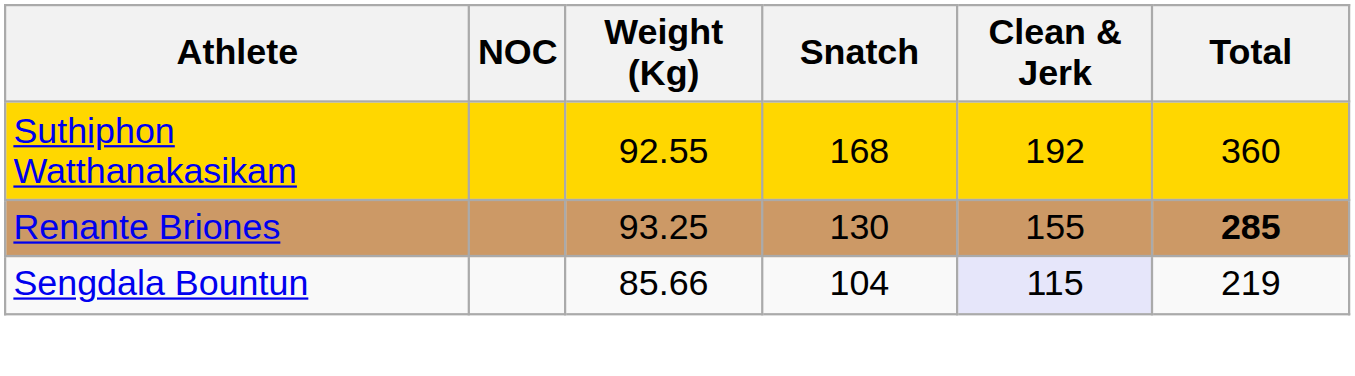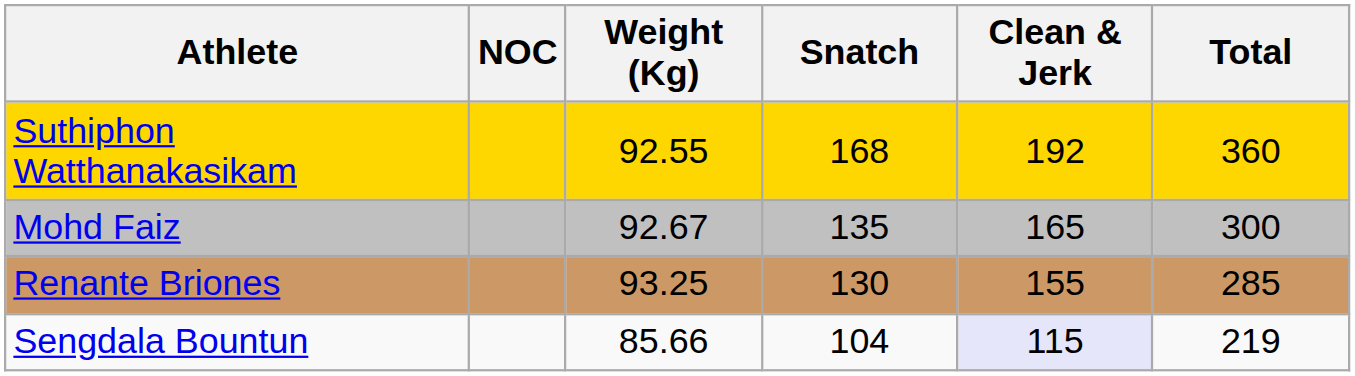+ row: (97, 227)
(1251, 227) bold -> (1251, 284) normal
